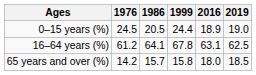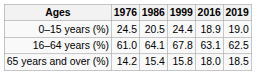(127, 45) 61.2 -> (127, 45) 61.0
(155, 62) 15.7 -> (155, 62) 15.4
